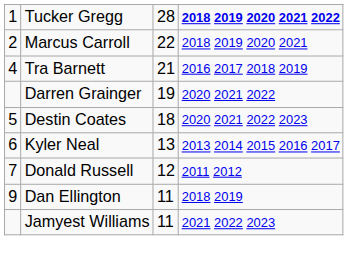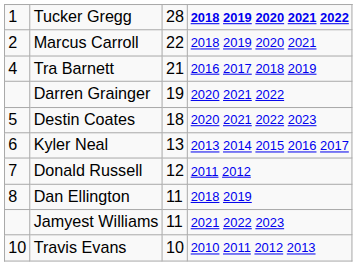(13, 196) 9 -> (13, 196) 8
+ row: (80, 247)
